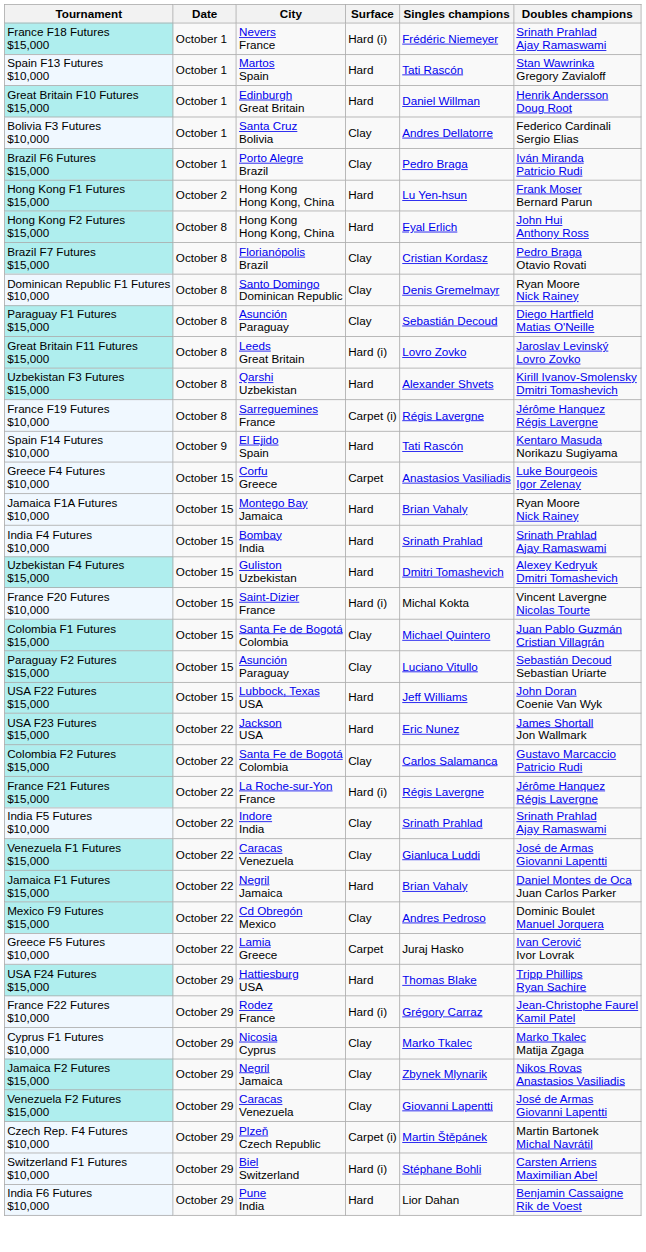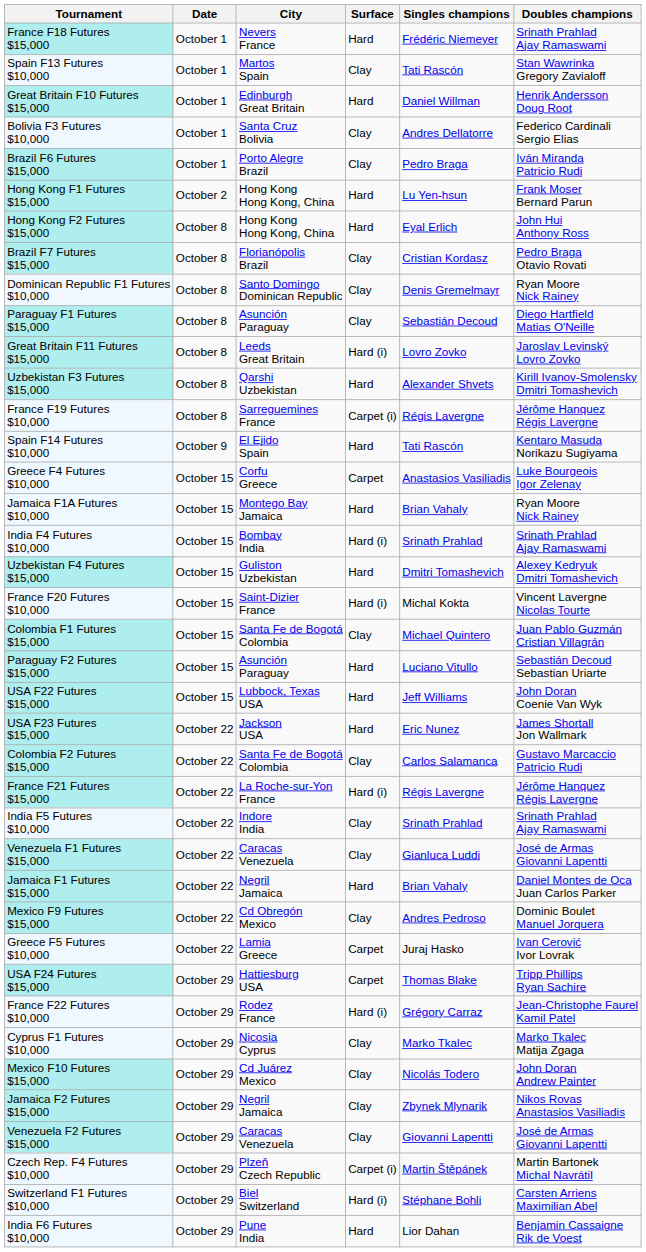(368, 39) Hard (i) -> (361, 39) Hard
(361, 70) Hard -> (360, 70) Clay
(361, 541) Hard -> (368, 541) Hard (i)
(360, 667) Clay -> (361, 667) Hard
(361, 981) Hard -> (366, 981) Carpet
+ row: (59, 1075)
